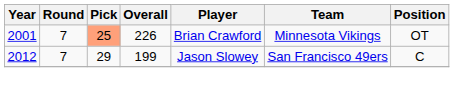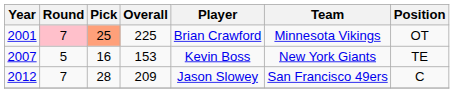(63, 35) no background -> (63, 35) pink background
(146, 35) 226 -> (146, 35) 225
+ row: (22, 56)
(104, 56) 29 -> (104, 77) 28
(146, 56) 199 -> (146, 77) 209
